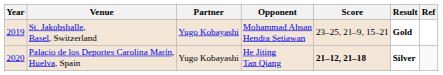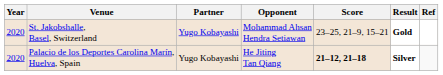(16, 32) 2019 -> (16, 32) 2020
